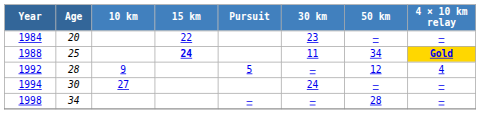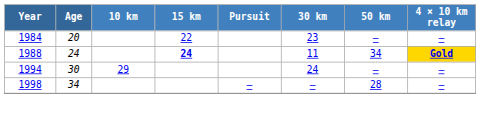(74, 55) 25 -> (74, 55) 24
- row: (30, 70)
(123, 86) 27 -> (123, 70) 29
